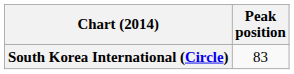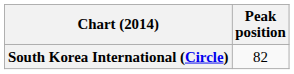(261, 56) 83 -> (261, 56) 82
